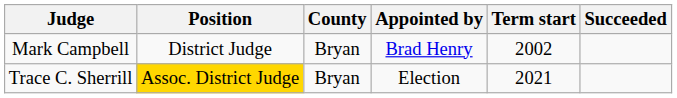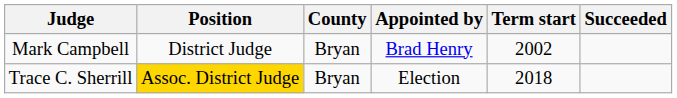(534, 78) 2021 -> (534, 78) 2018
